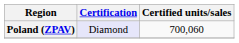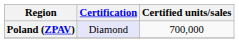(187, 29) 700,060 -> (187, 29) 700,000
